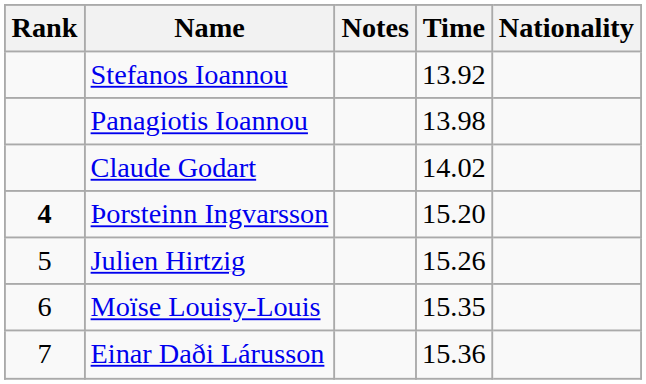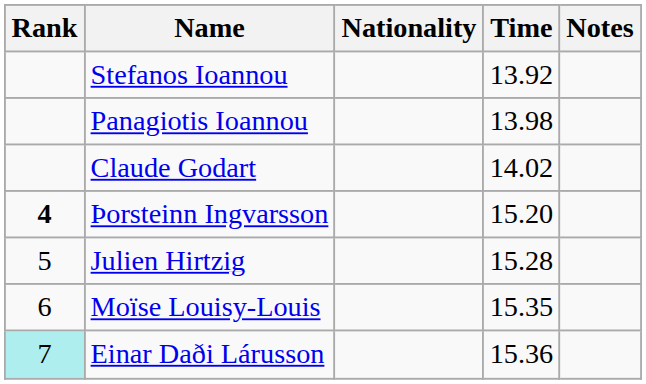columns swapped: (566, 27) <-> (375, 27)
(454, 261) 15.26 -> (521, 261) 15.28
(44, 354) no background -> (44, 354) paleturquoise background
